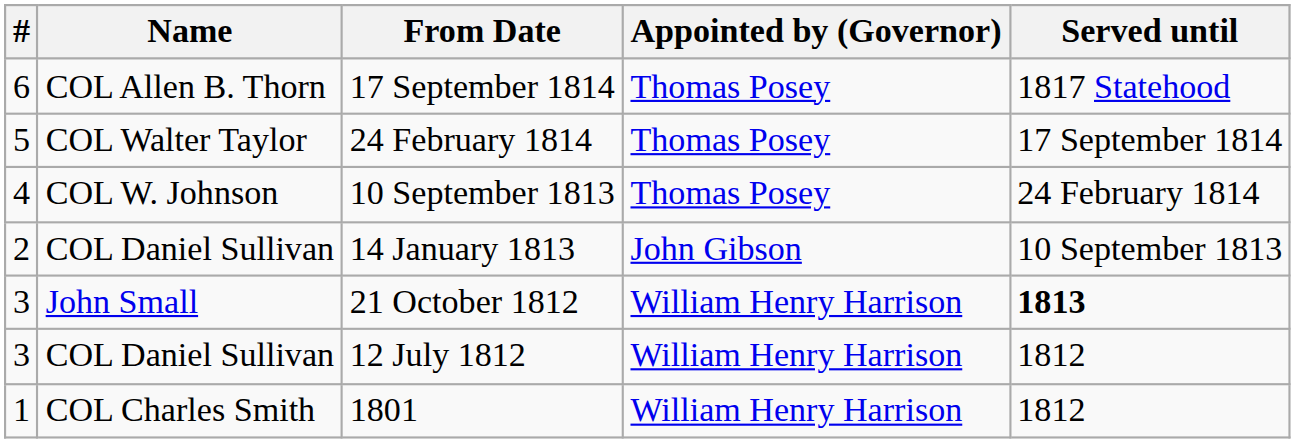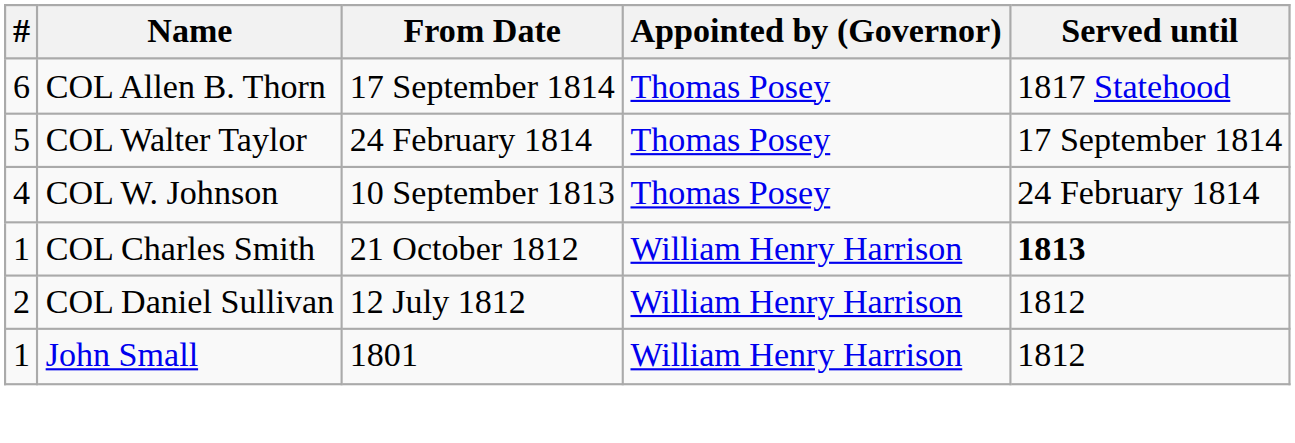- row: (462, 247)
(21, 301) 3 -> (21, 247) 1
(122, 301) John Small -> (180, 247) COL Charles Smith
(21, 355) 3 -> (21, 301) 2
(180, 409) COL Charles Smith -> (122, 355) John Small
